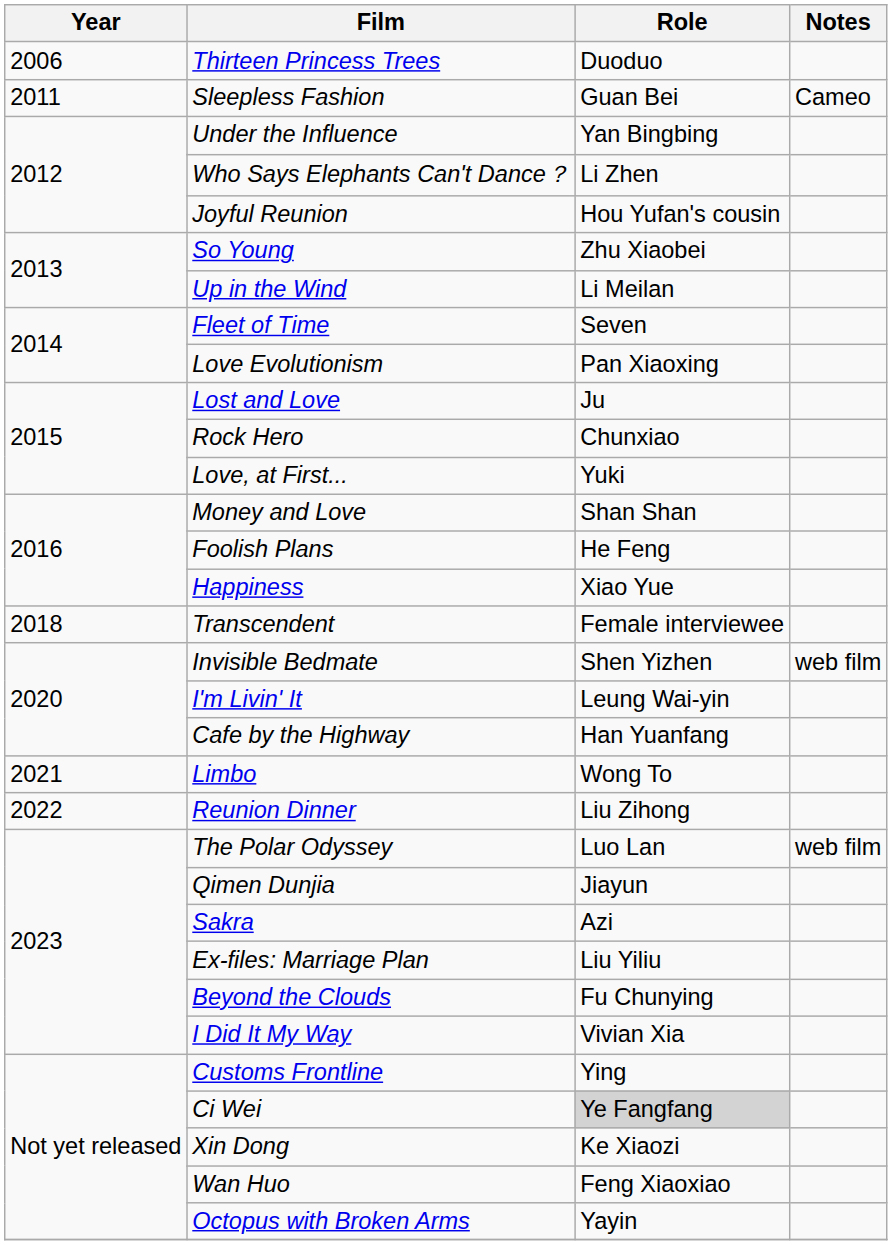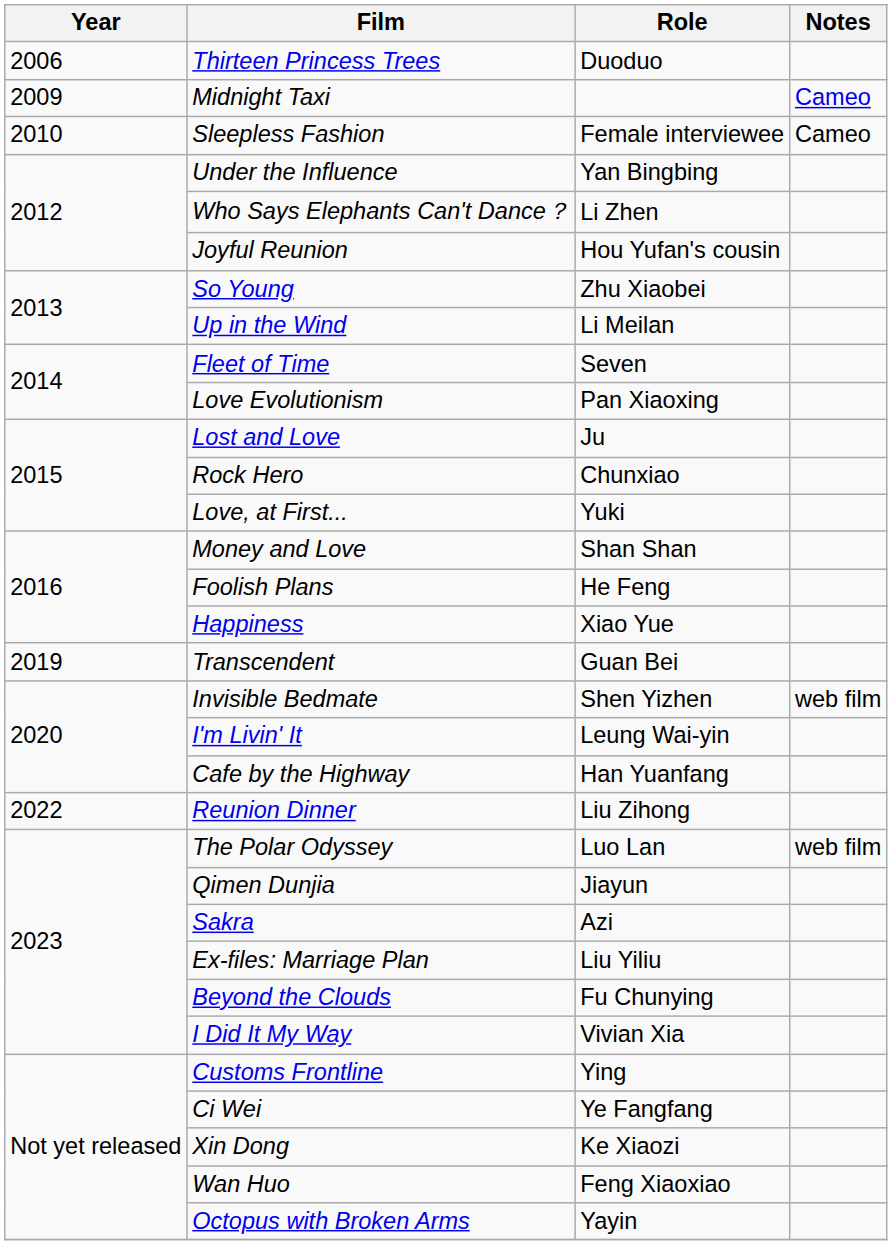+ row: (261, 97)
(35, 97) 2011 -> (36, 135) 2010
(629, 97) Guan Bei -> (682, 135) Female interviewee
(36, 624) 2018 -> (36, 661) 2019
(682, 624) Female interviewee -> (629, 661) Guan Bei
- row: (224, 773)
(646, 1109) lightgrey background -> (646, 1109) no background
